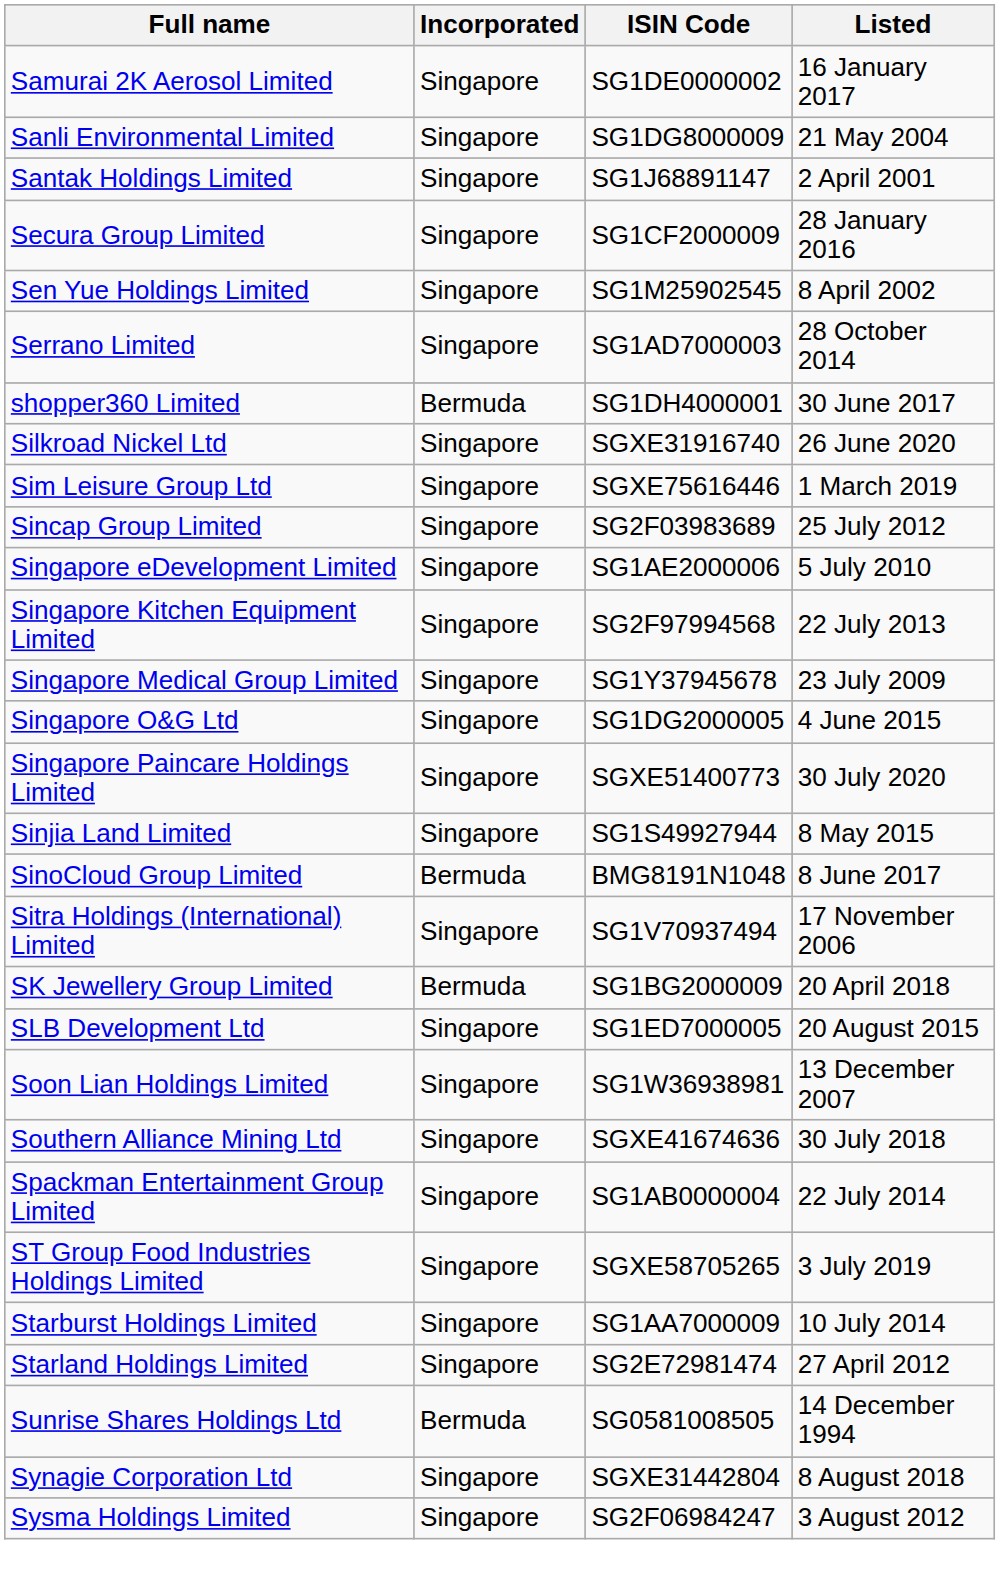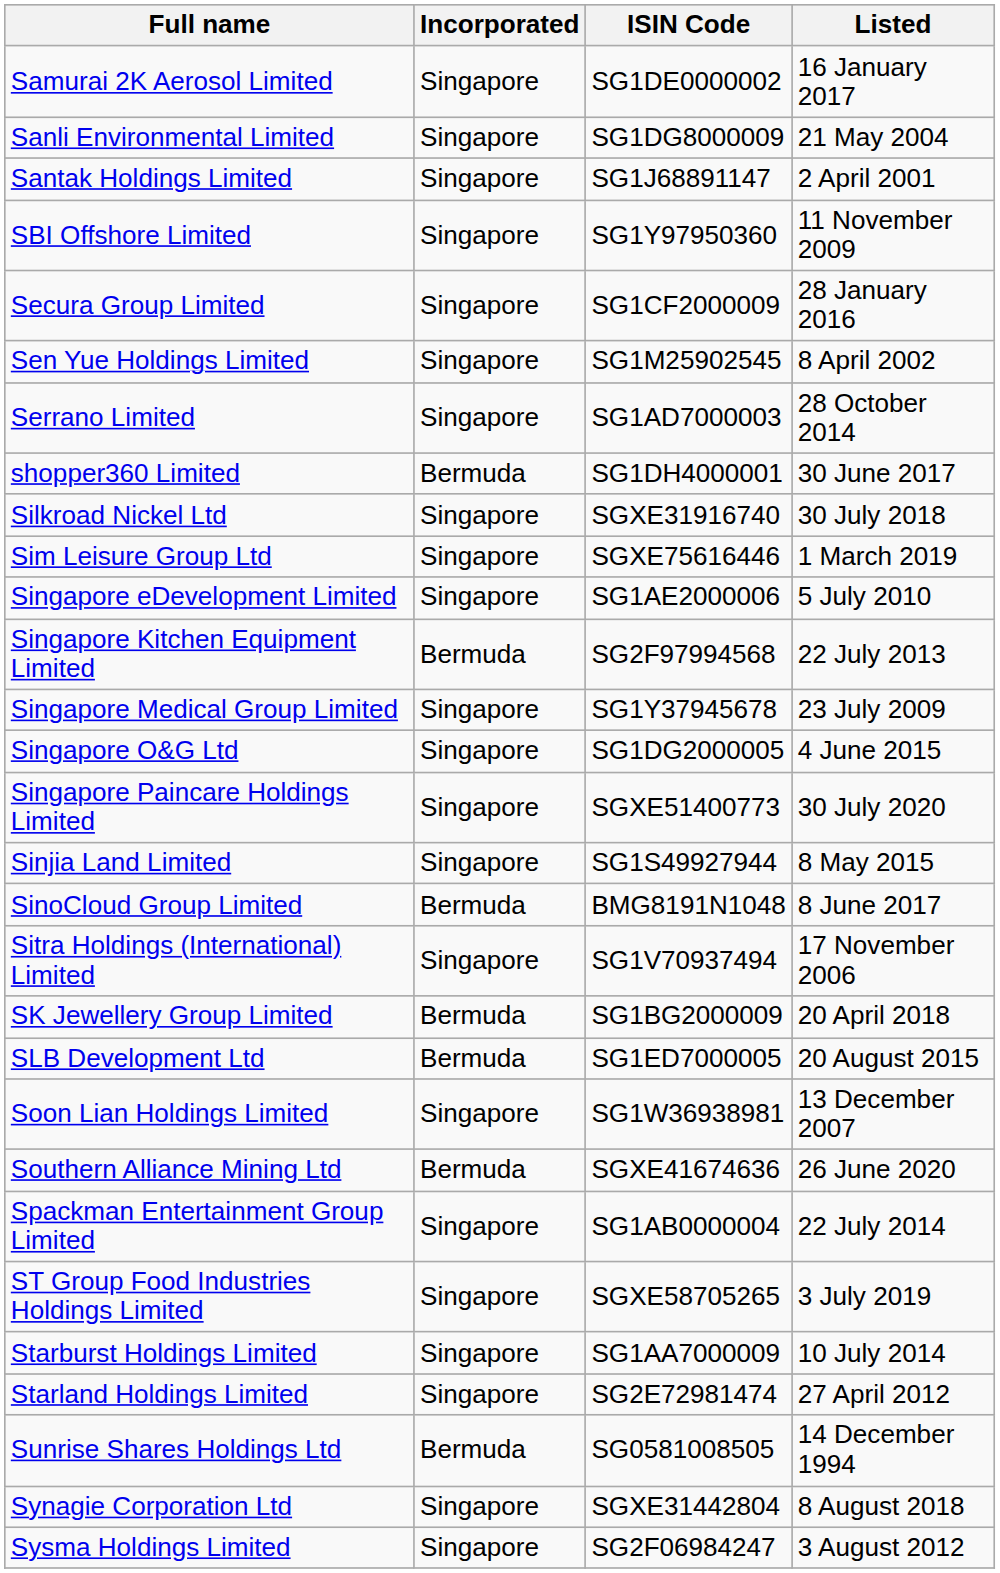+ row: (131, 234)
(877, 444) 26 June 2020 -> (872, 514) 30 July 2018
- row: (136, 526)
(479, 624) Singapore -> (473, 653) Bermuda
(479, 1028) Singapore -> (473, 1057) Bermuda
(479, 1140) Singapore -> (473, 1169) Bermuda
(872, 1140) 30 July 2018 -> (877, 1169) 26 June 2020
